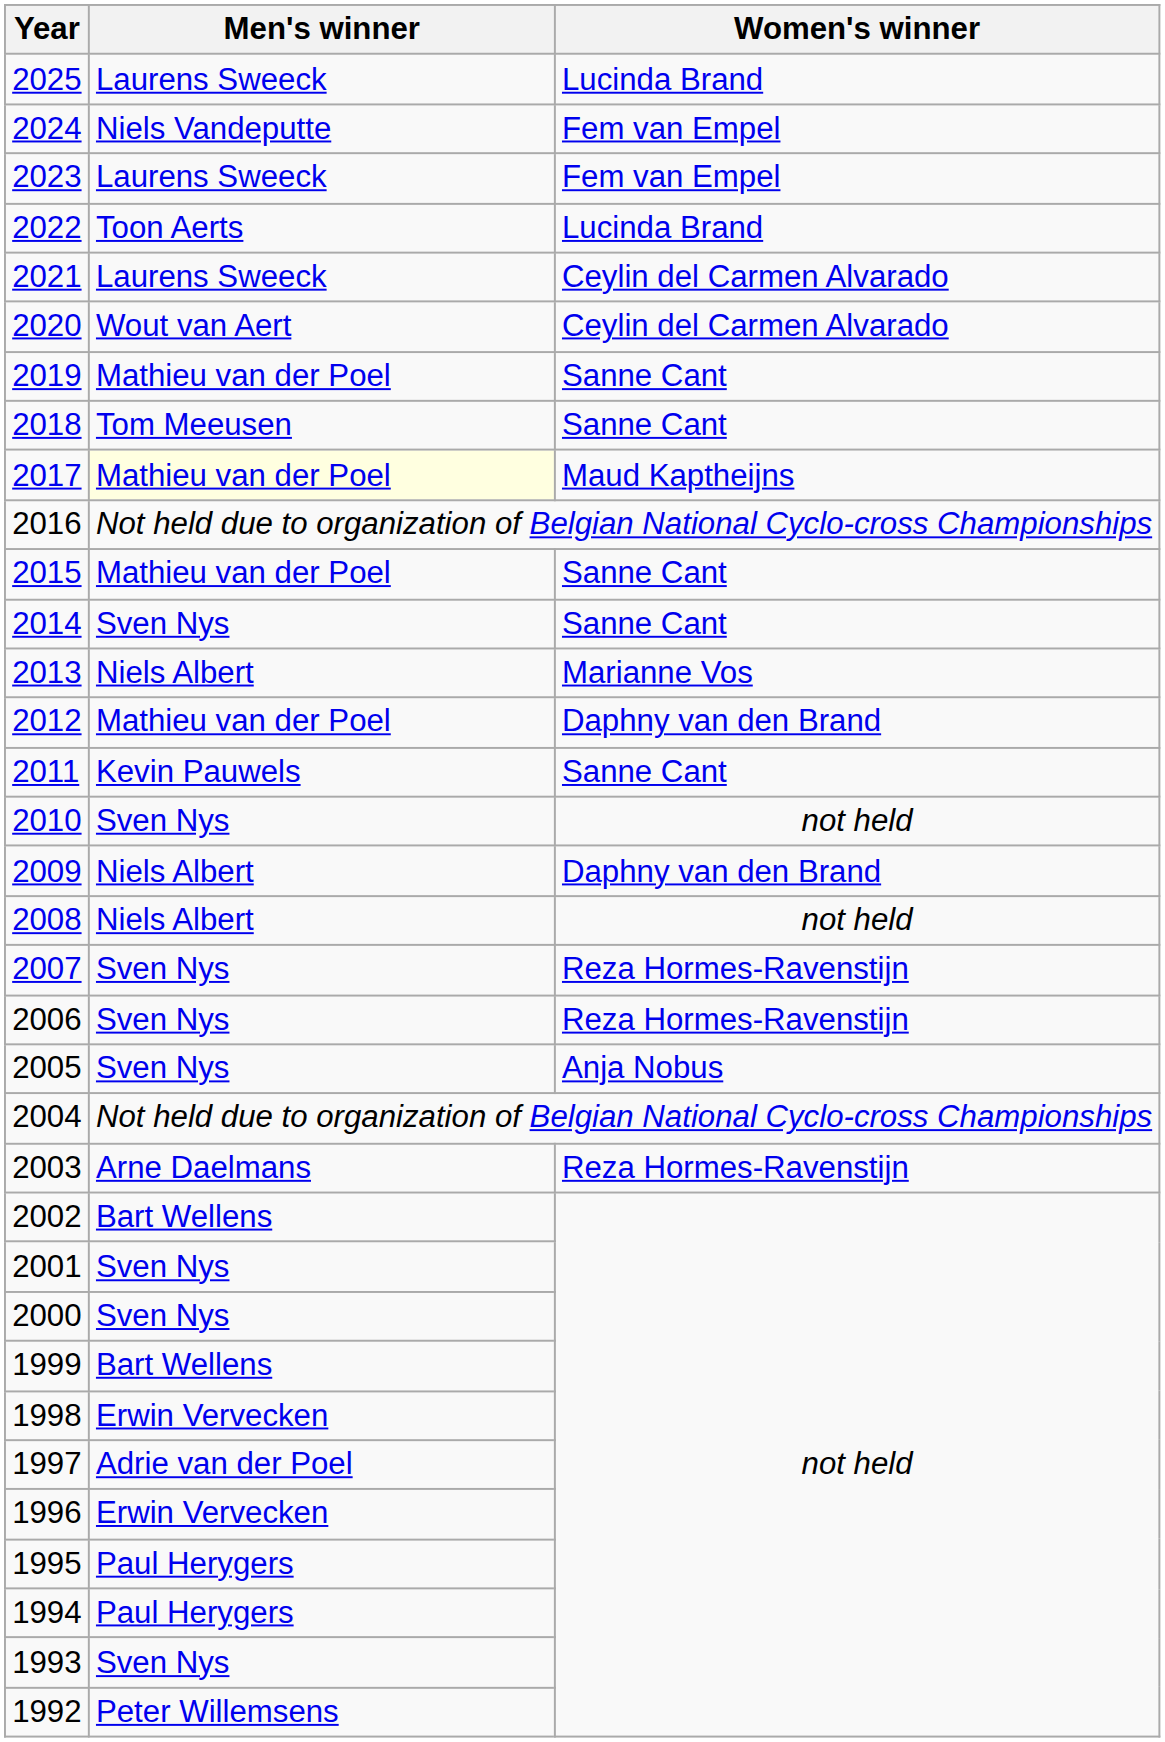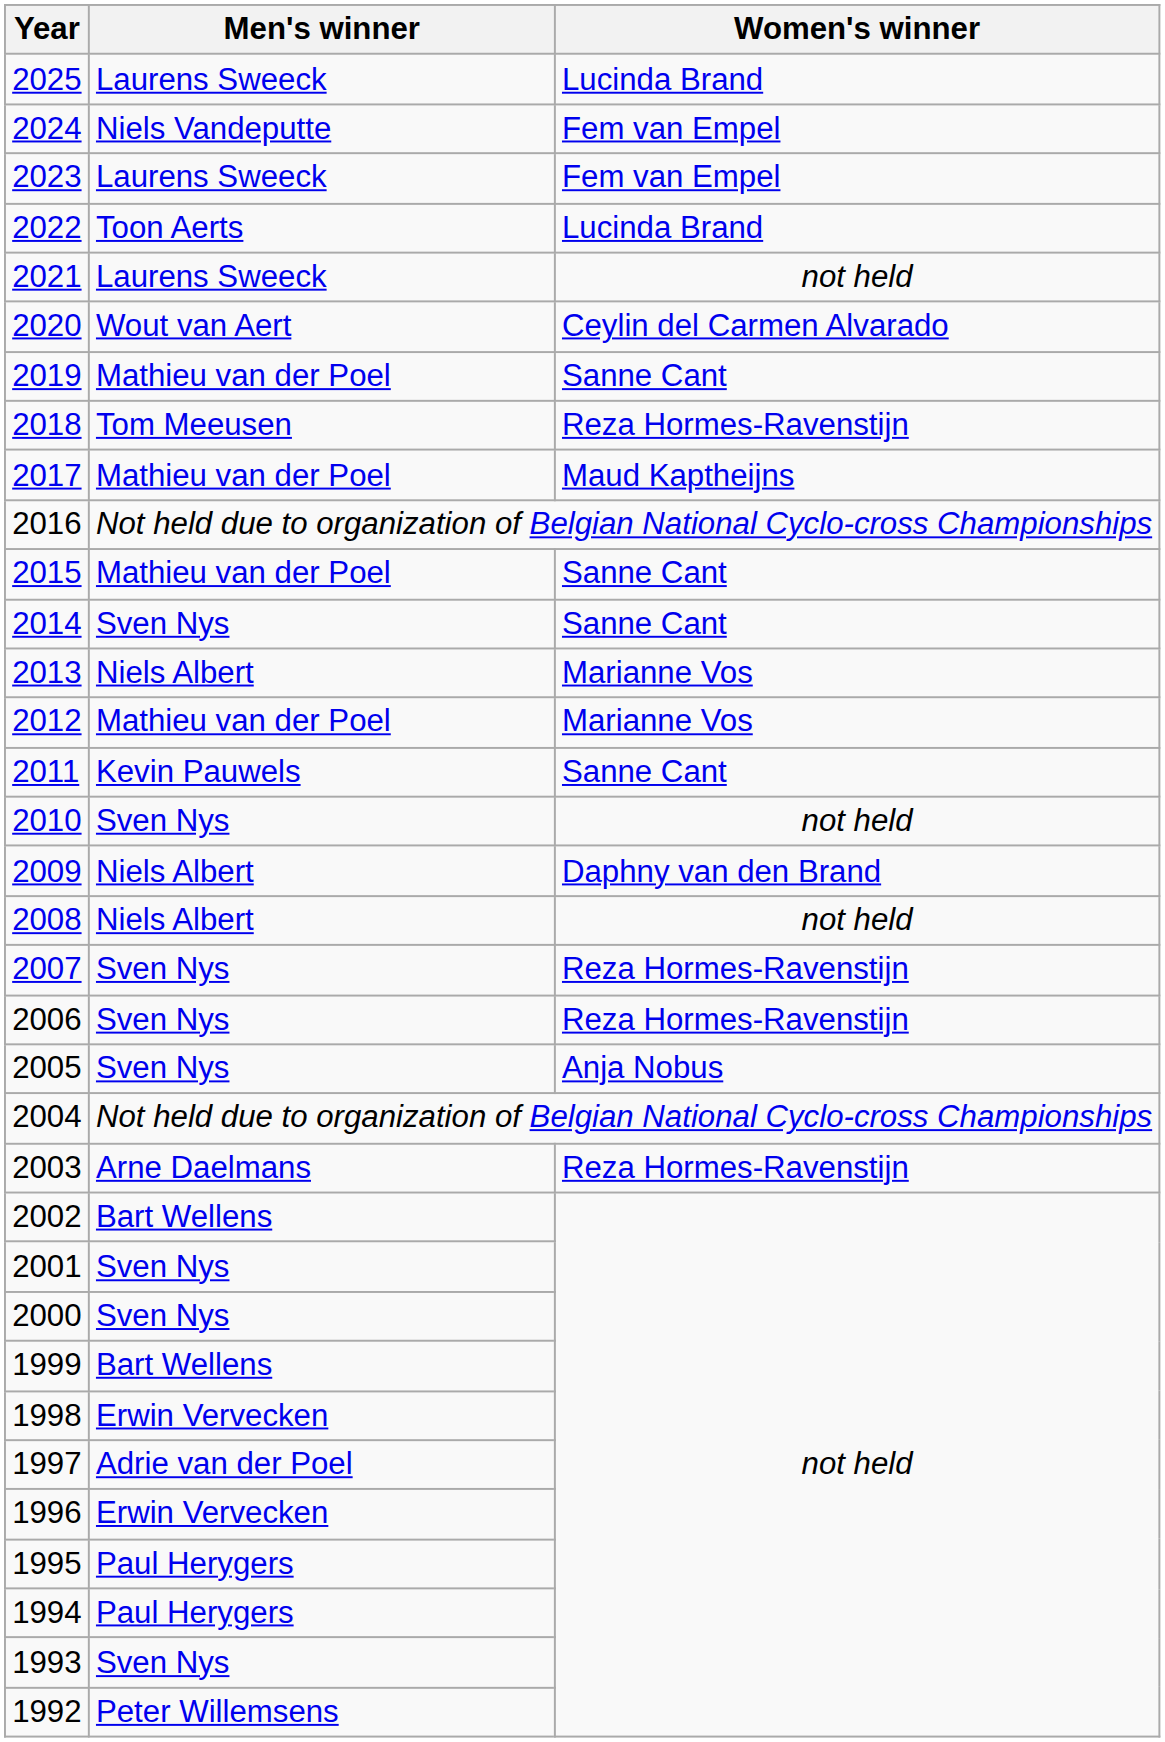(755, 276) Ceylin del Carmen Alvarado -> (857, 276) not held
(644, 425) Sanne Cant -> (735, 425) Reza Hormes-Ravenstijn
(243, 474) lightyellow background -> (243, 474) no background
(722, 721) Daphny van den Brand -> (657, 721) Marianne Vos
